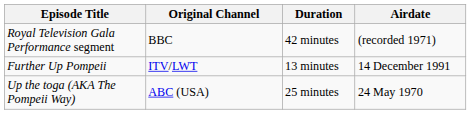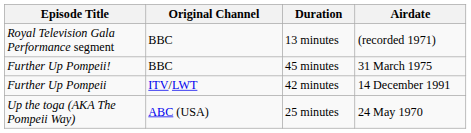(312, 40) 42 minutes -> (312, 40) 13 minutes
+ row: (59, 66)
(312, 66) 13 minutes -> (312, 85) 42 minutes
